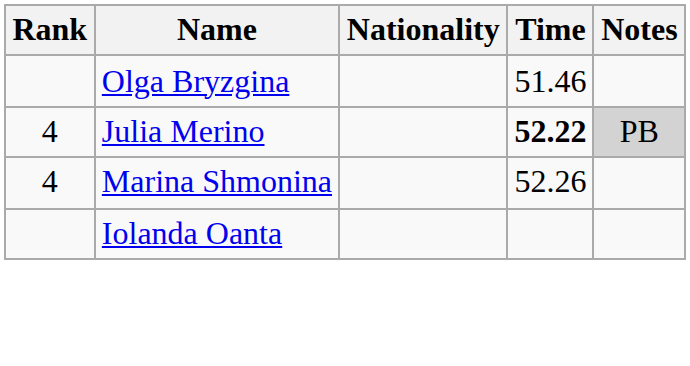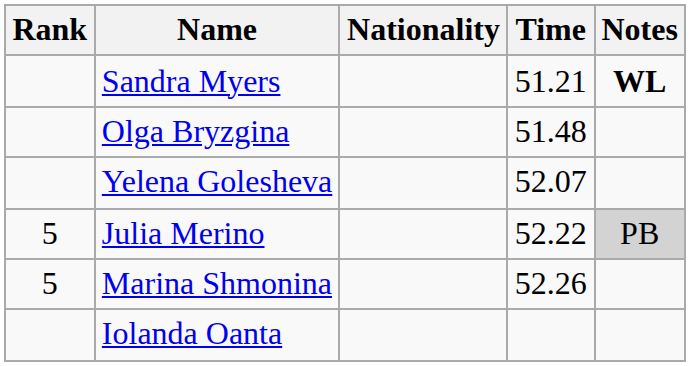+ row: (191, 80)
(550, 80) 51.46 -> (551, 131) 51.48
+ row: (217, 182)
(50, 131) 4 -> (50, 232) 5
(550, 131) bold -> (551, 232) normal
(50, 182) 4 -> (50, 283) 5
